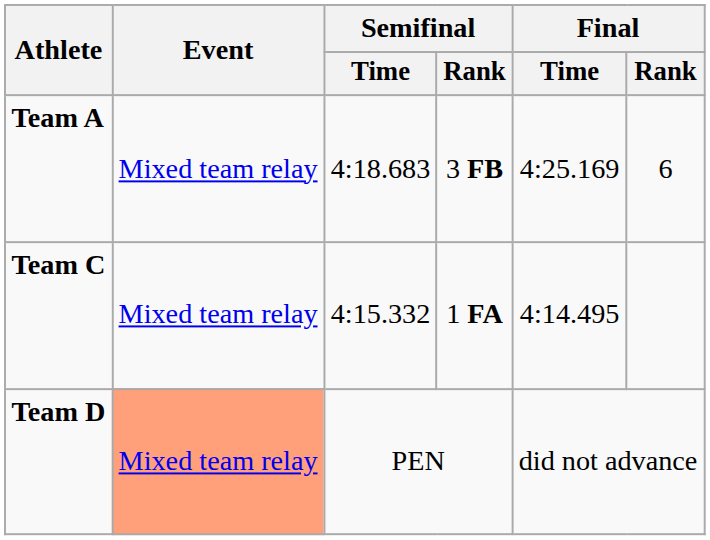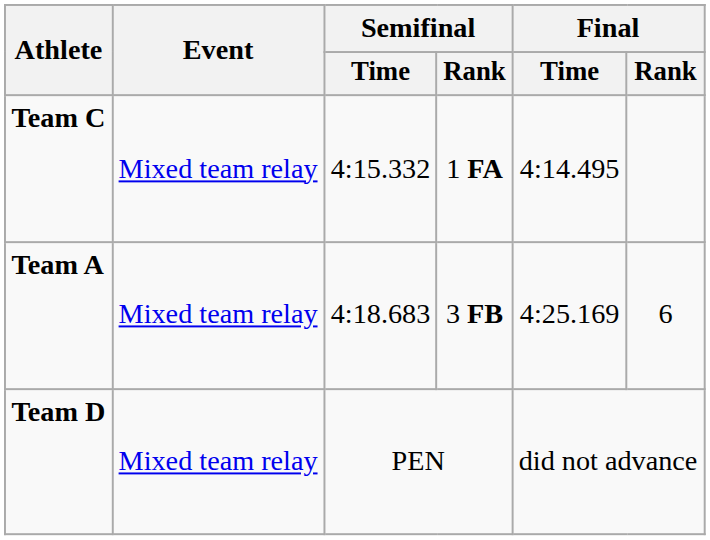rows swapped: (58, 118) <-> (58, 265)
(218, 461) lightsalmon background -> (218, 461) no background
